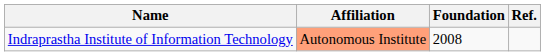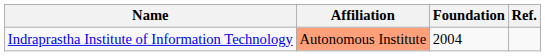(447, 39) 2008 -> (447, 39) 2004
